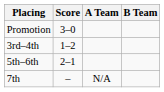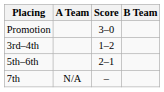columns swapped: (102, 12) <-> (68, 12)
